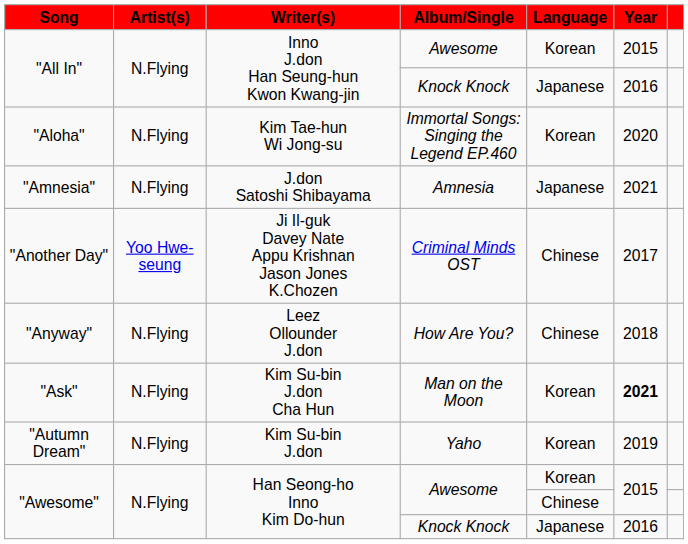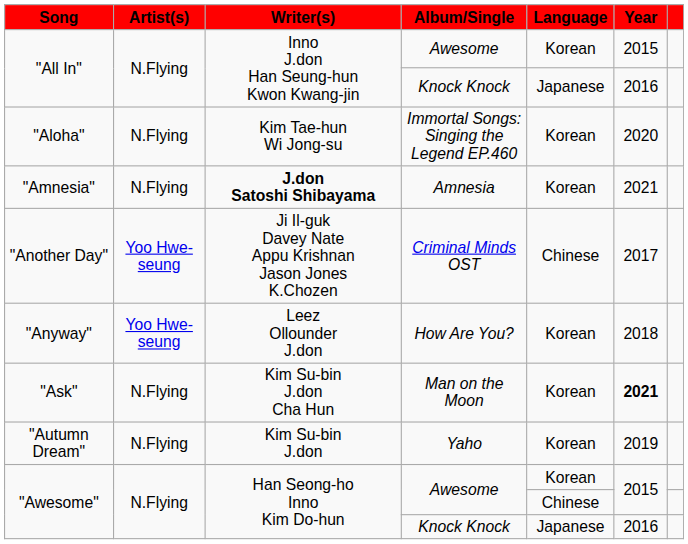(303, 187) normal -> (303, 187) bold
(570, 187) Japanese -> (571, 187) Korean
(160, 333) N.Flying -> (159, 333) Yoo Hwe-seung
(570, 333) Chinese -> (571, 333) Korean
